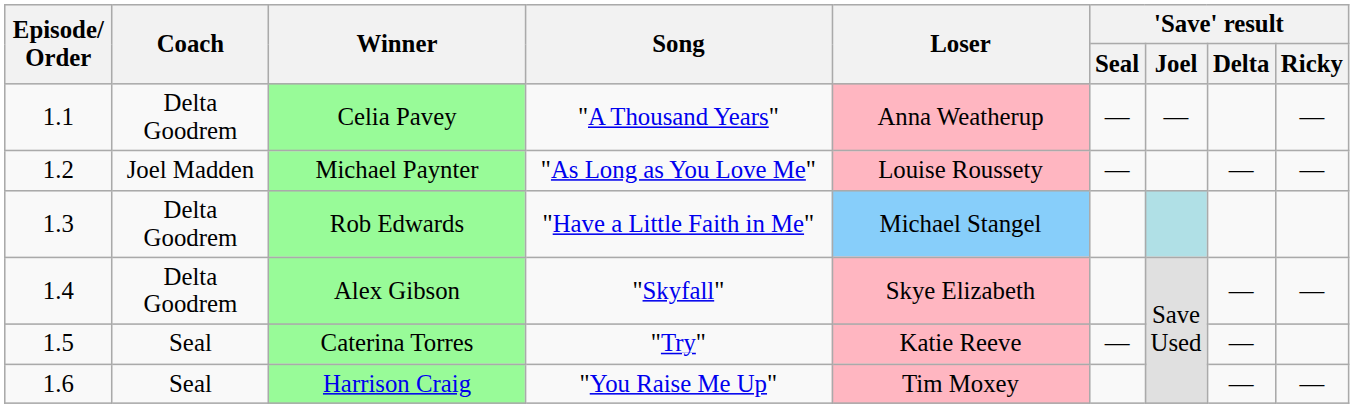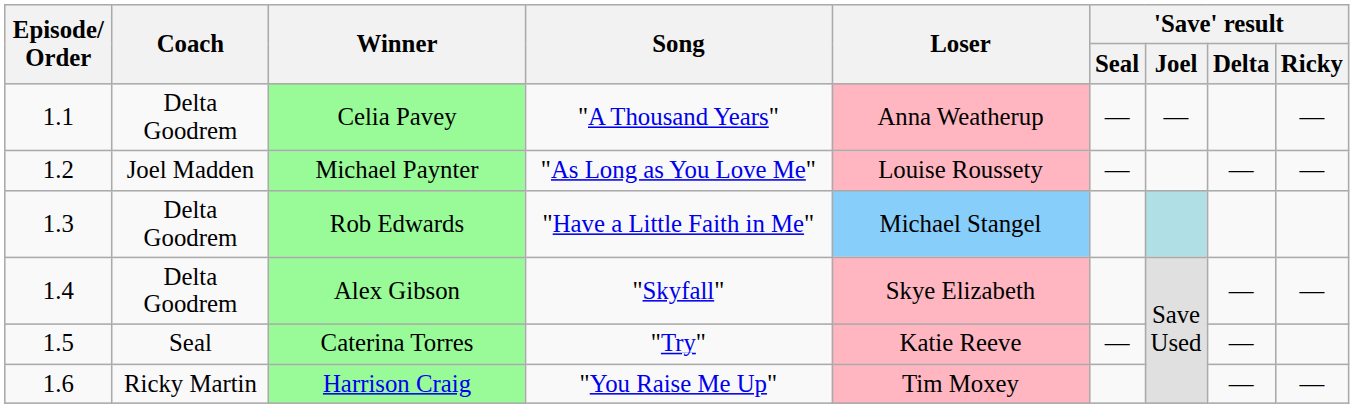(190, 383) Seal -> (190, 383) Ricky Martin
